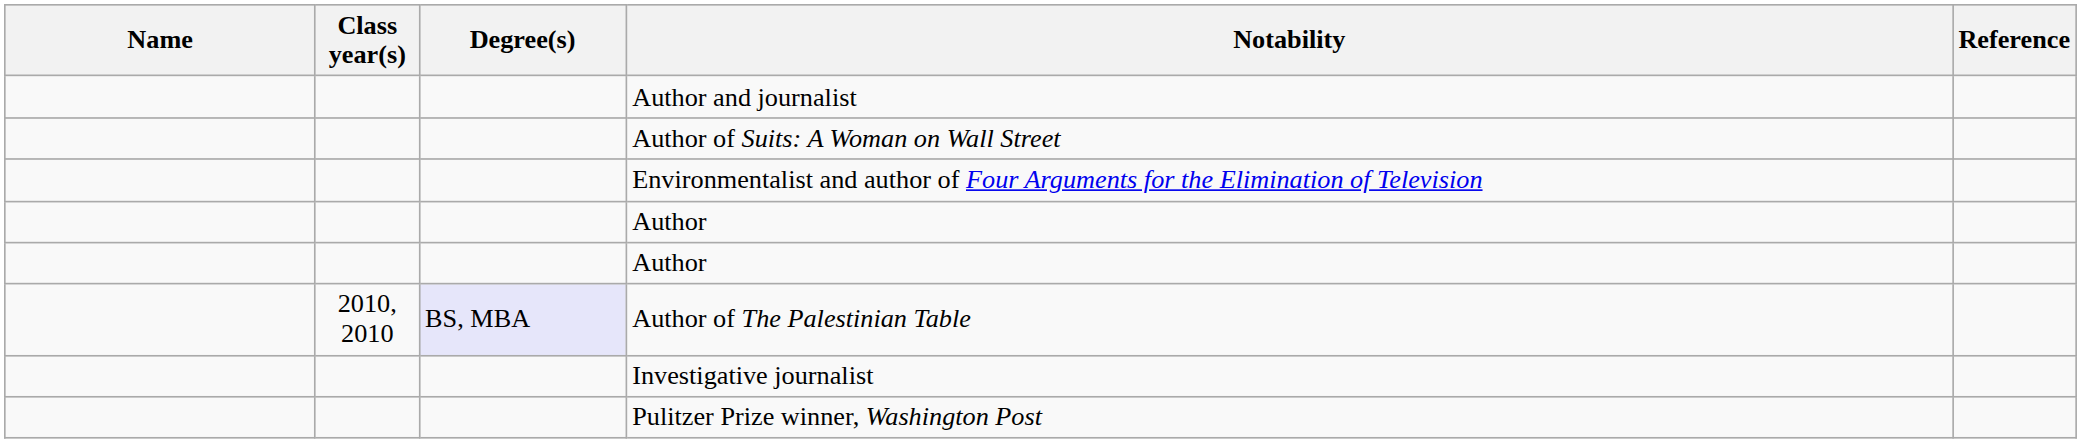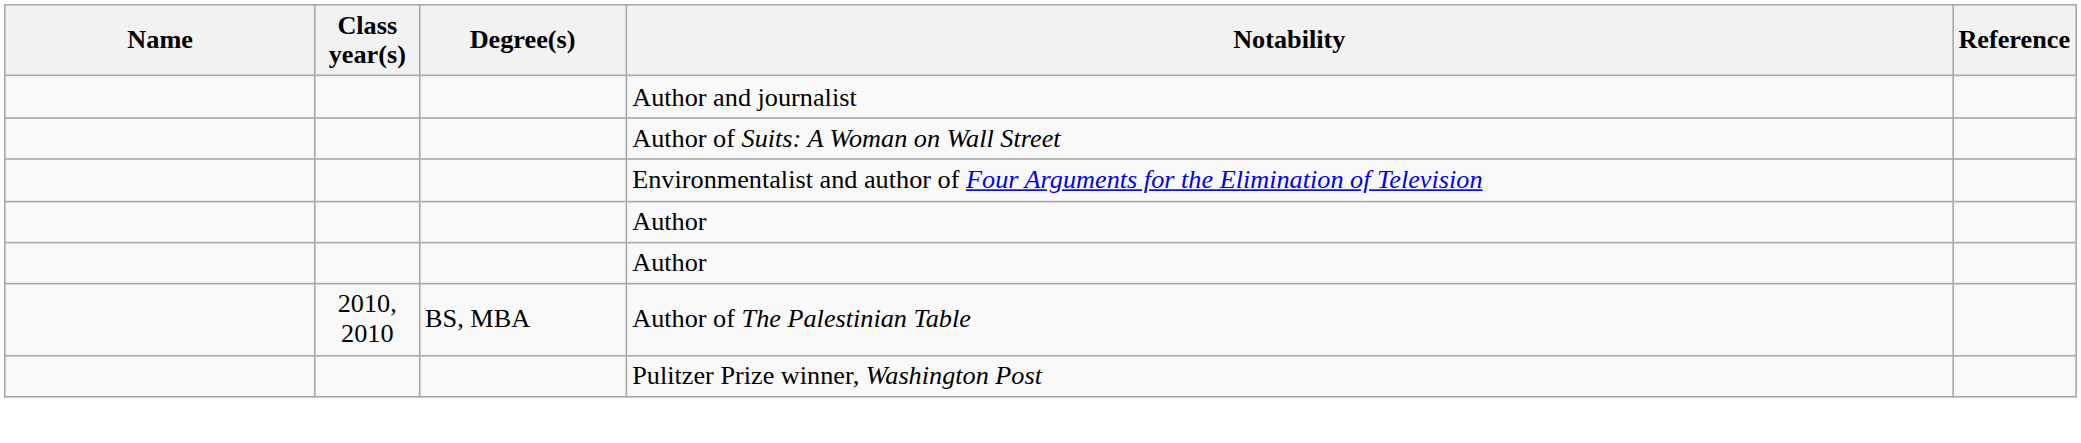(478, 319) lavender background -> (478, 319) no background
- row: (367, 376)
